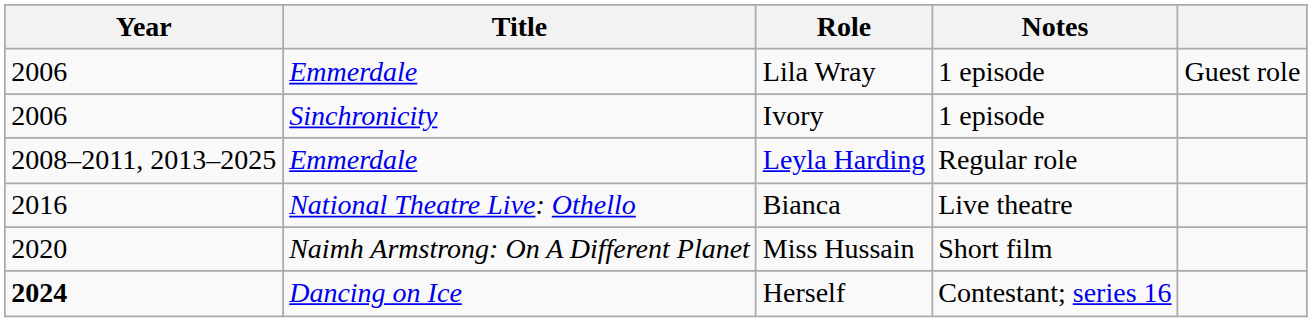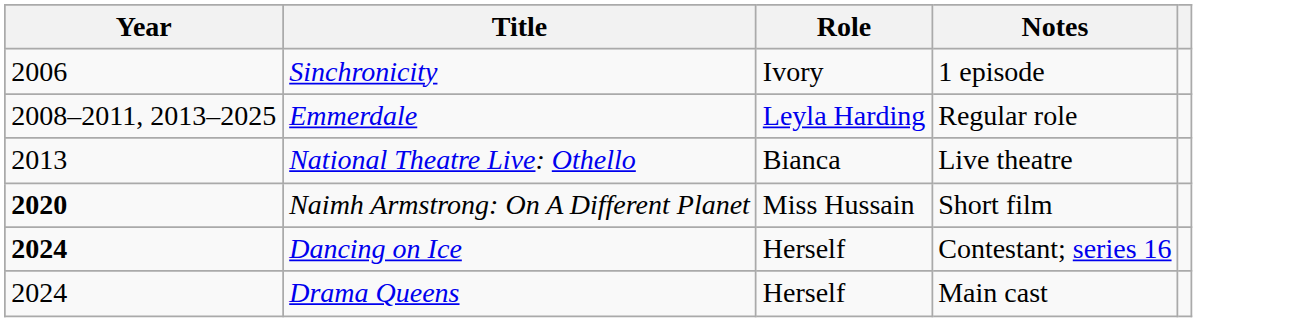- row: (353, 71)
(39, 204) 2016 -> (39, 159) 2013
(39, 248) normal -> (39, 204) bold
+ row: (374, 293)
